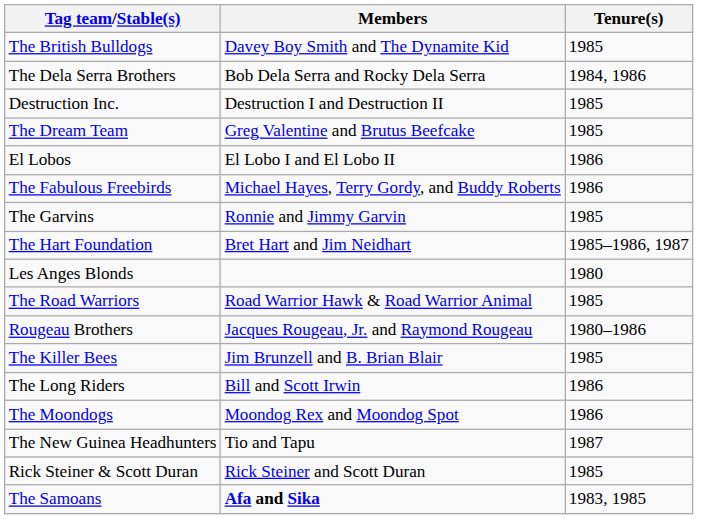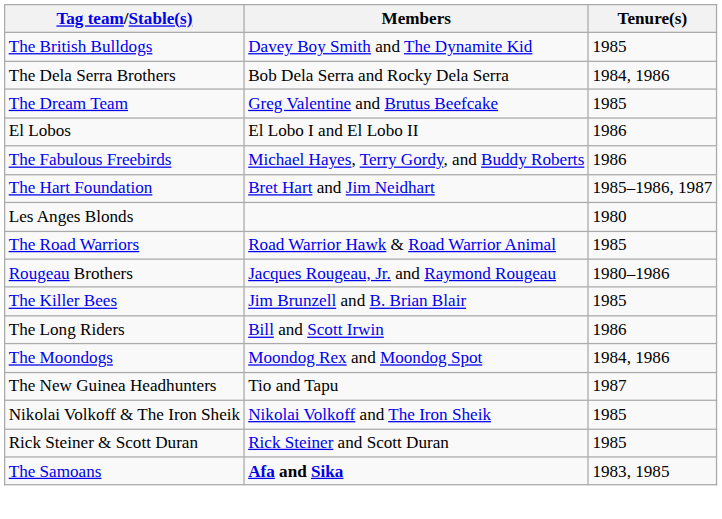- row: (64, 103)
- row: (51, 216)
(586, 414) 1986 -> (631, 357) 1984, 1986
+ row: (124, 414)
